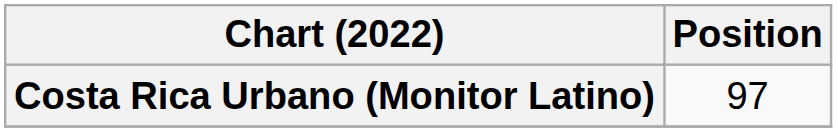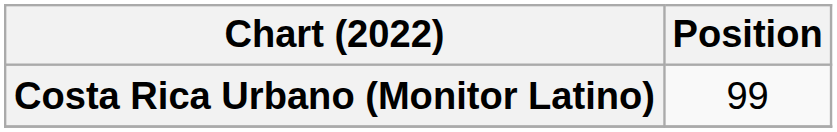(748, 95) 97 -> (748, 95) 99
